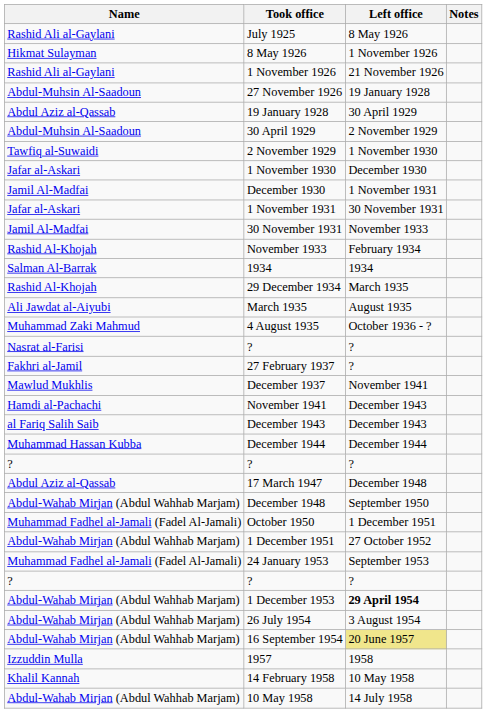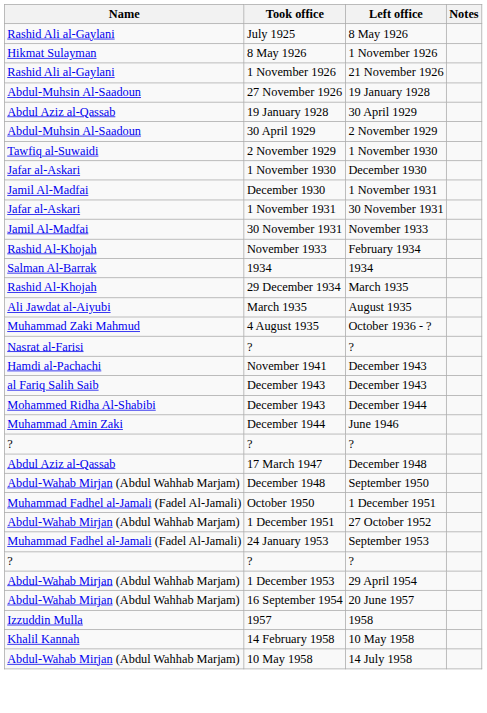- row: (45, 365)
- row: (50, 385)
+ row: (81, 405)
- row: (74, 444)
+ row: (65, 424)
(384, 600) bold -> (383, 580) normal
- row: (123, 619)
(381, 639) khaki background -> (381, 600) no background
